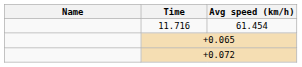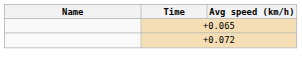- row: (174, 26)
